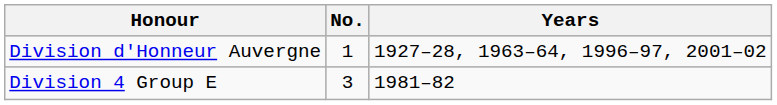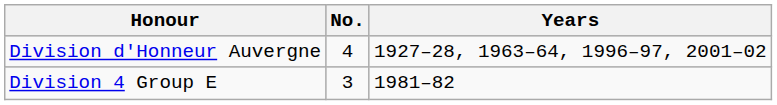(348, 52) 1 -> (348, 52) 4
